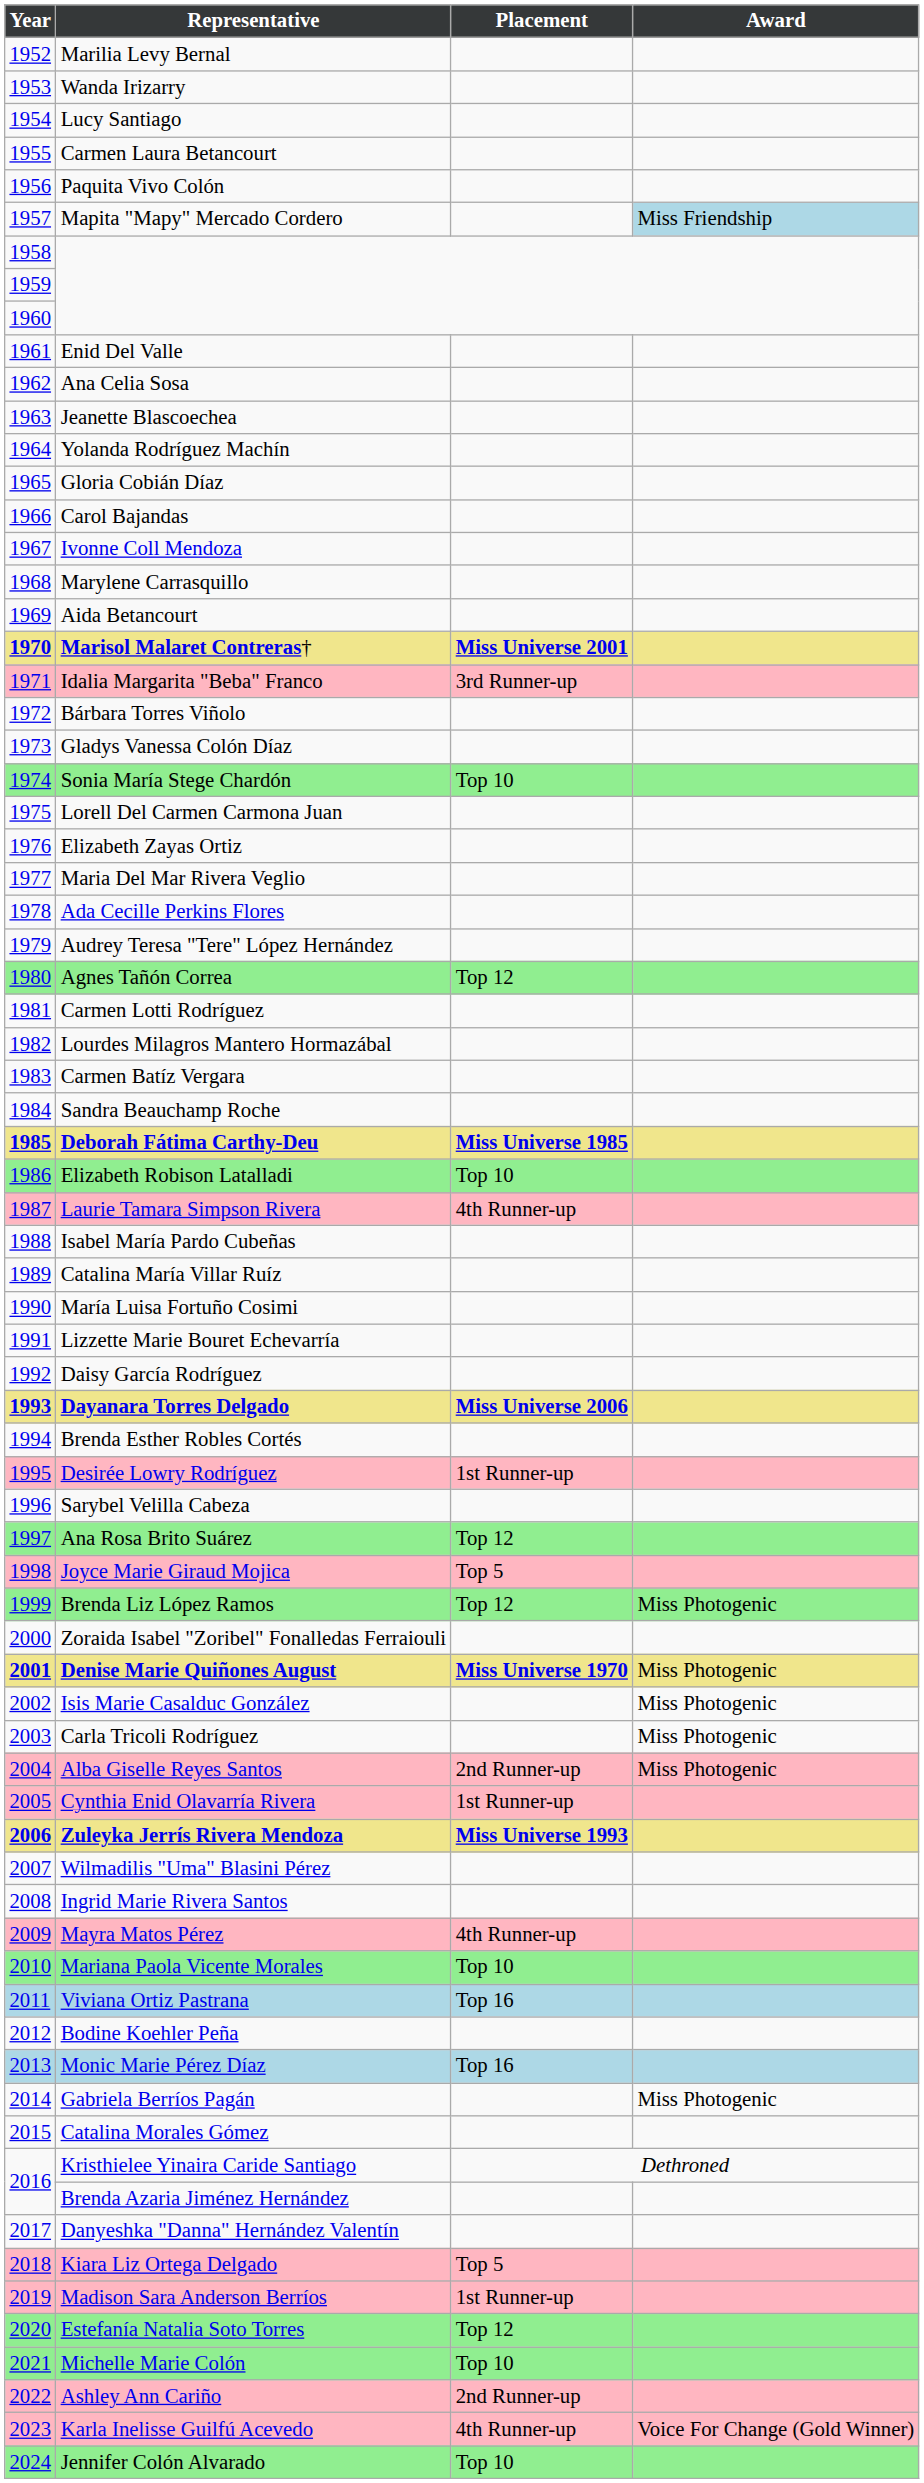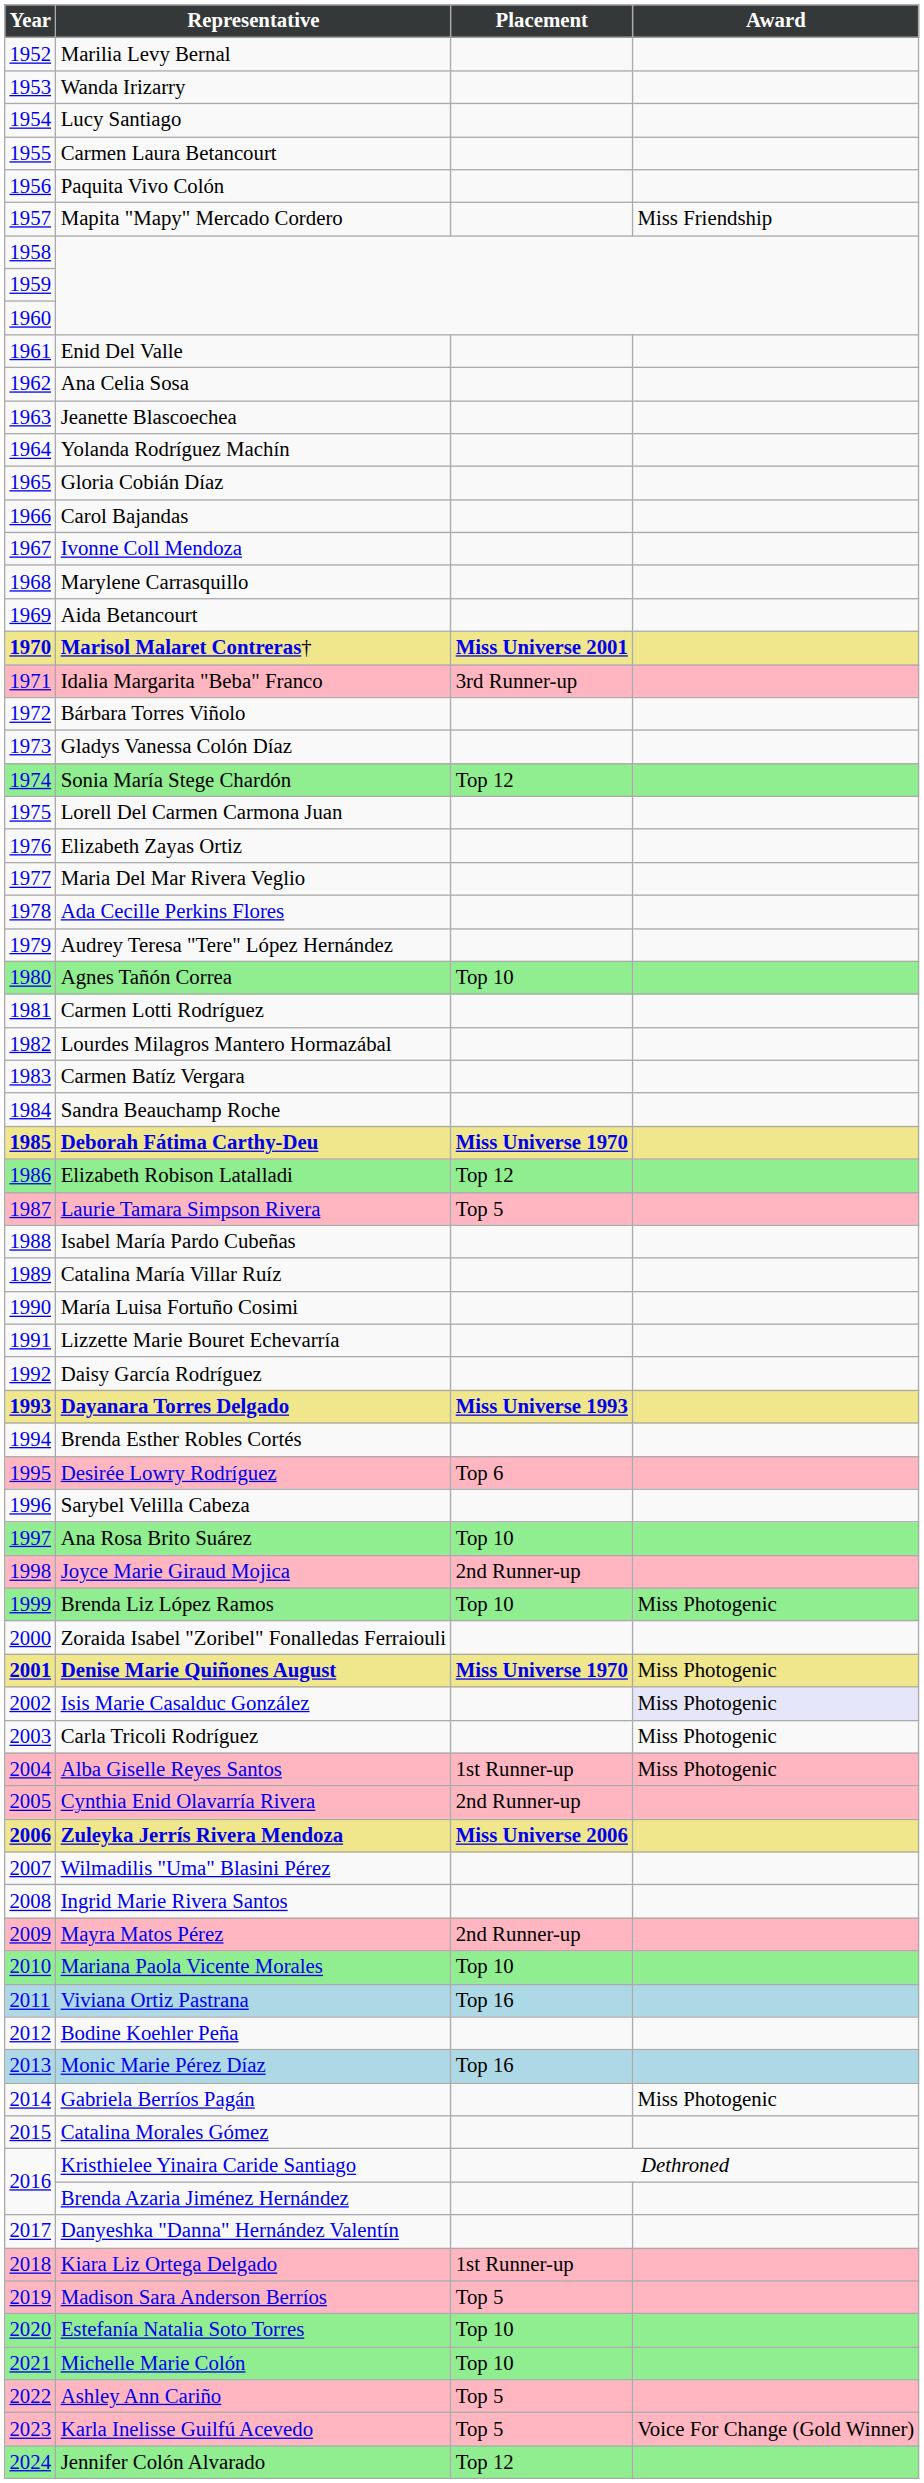(705, 218) lightblue background -> (705, 218) no background
(485, 779) Top 10 -> (485, 779) Top 12
(485, 977) Top 12 -> (485, 977) Top 10
(542, 1142) Miss Universe 1985 -> (542, 1142) Miss Universe 1970
(485, 1175) Top 10 -> (485, 1175) Top 12
(516, 1208) 4th Runner-up -> (480, 1208) Top 5
(542, 1406) Miss Universe 2006 -> (542, 1406) Miss Universe 1993
(515, 1472) 1st Runner-up -> (480, 1472) Top 6
(485, 1538) Top 12 -> (485, 1538) Top 10
(480, 1571) Top 5 -> (518, 1571) 2nd Runner-up
(485, 1604) Top 12 -> (485, 1604) Top 10
(707, 1703) no background -> (707, 1703) lavender background
(518, 1769) 2nd Runner-up -> (515, 1769) 1st Runner-up
(515, 1802) 1st Runner-up -> (518, 1802) 2nd Runner-up
(542, 1835) Miss Universe 1993 -> (542, 1835) Miss Universe 2006
(516, 1934) 4th Runner-up -> (518, 1934) 2nd Runner-up
(480, 2264) Top 5 -> (515, 2264) 1st Runner-up
(515, 2297) 1st Runner-up -> (480, 2297) Top 5
(485, 2330) Top 12 -> (485, 2330) Top 10
(518, 2396) 2nd Runner-up -> (480, 2396) Top 5
(516, 2429) 4th Runner-up -> (480, 2429) Top 5
(485, 2462) Top 10 -> (485, 2462) Top 12
